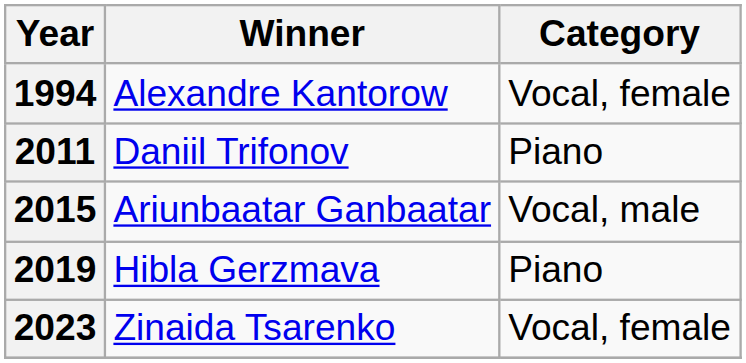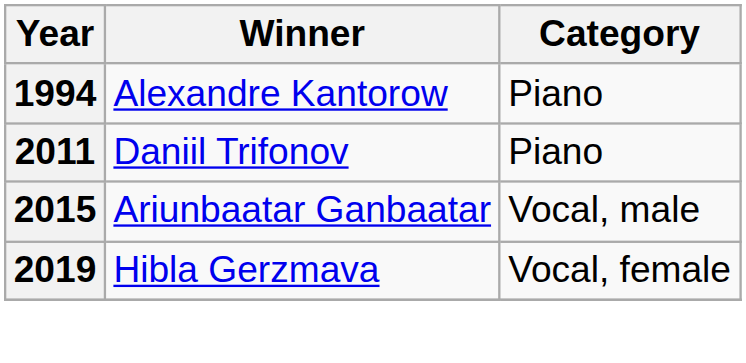(620, 92) Vocal, female -> (556, 92) Piano
(556, 269) Piano -> (620, 269) Vocal, female
- row: (55, 328)
